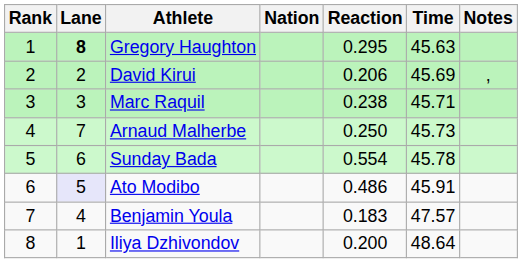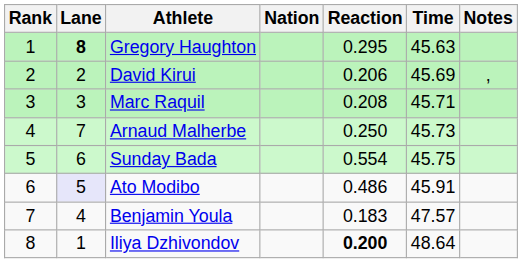(365, 103) 0.238 -> (365, 103) 0.208
(433, 159) 45.78 -> (433, 159) 45.75
(365, 243) normal -> (365, 243) bold
